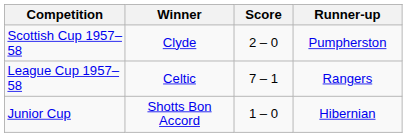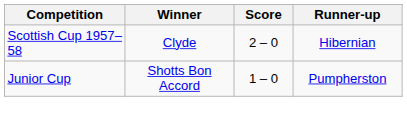(347, 43) Pumpherston -> (347, 43) Hibernian
- row: (63, 78)
(347, 114) Hibernian -> (347, 78) Pumpherston
